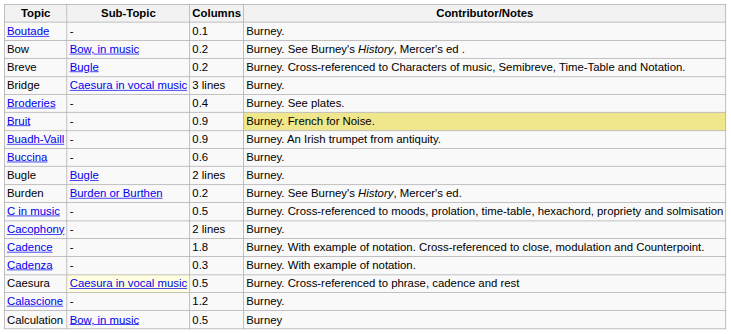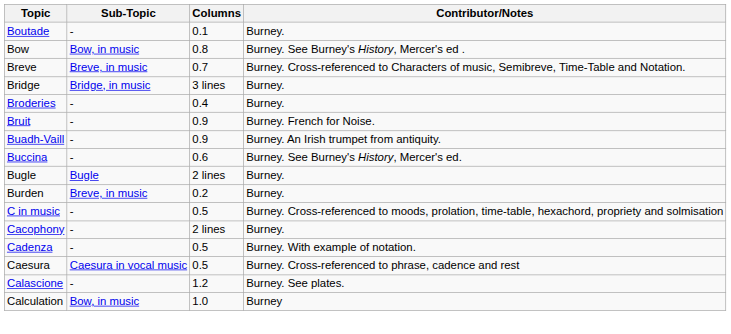(200, 49) 0.2 -> (200, 49) 0.8
(84, 67) Bugle -> (109, 67) Breve, in music
(200, 67) 0.2 -> (200, 67) 0.7
(128, 85) Caesura in vocal music -> (110, 85) Bridge, in music
(295, 103) Burney. See plates. -> (265, 103) Burney.
(310, 121) khaki background -> (310, 121) no background
(265, 157) Burney. -> (354, 157) Burney. See Burney's History, Mercer's ed.
(116, 193) Burden or Burthen -> (109, 193) Breve, in music
(354, 193) Burney. See Burney's History, Mercer's ed. -> (265, 193) Burney.
- row: (30, 247)
(200, 265) 0.3 -> (200, 247) 0.5
(128, 283) lightyellow background -> (128, 265) no background
(265, 301) Burney. -> (295, 283) Burney. See plates.
(200, 319) 0.5 -> (200, 301) 1.0
